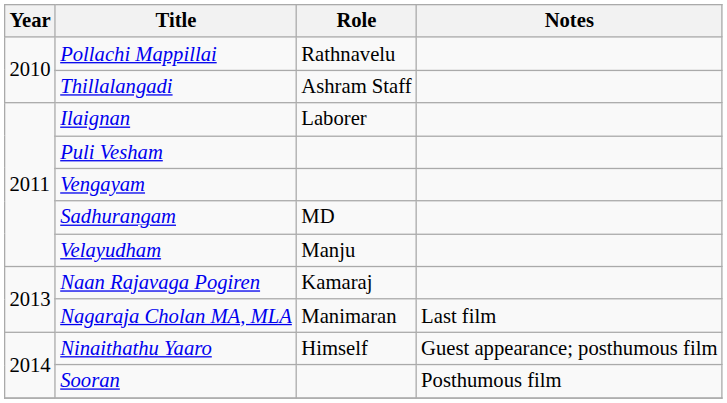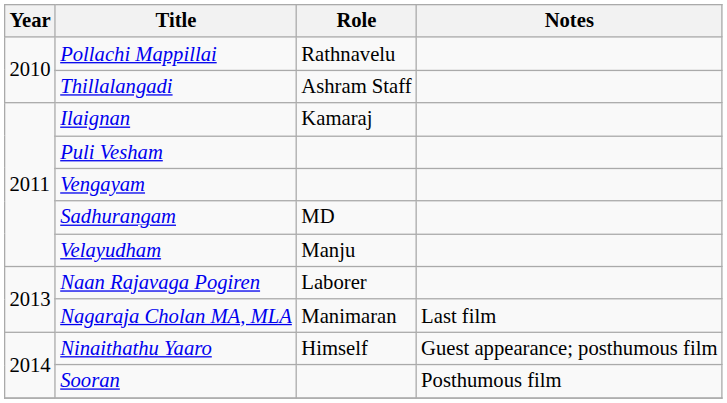(334, 119) Laborer -> (337, 119) Kamaraj
(337, 282) Kamaraj -> (334, 282) Laborer
